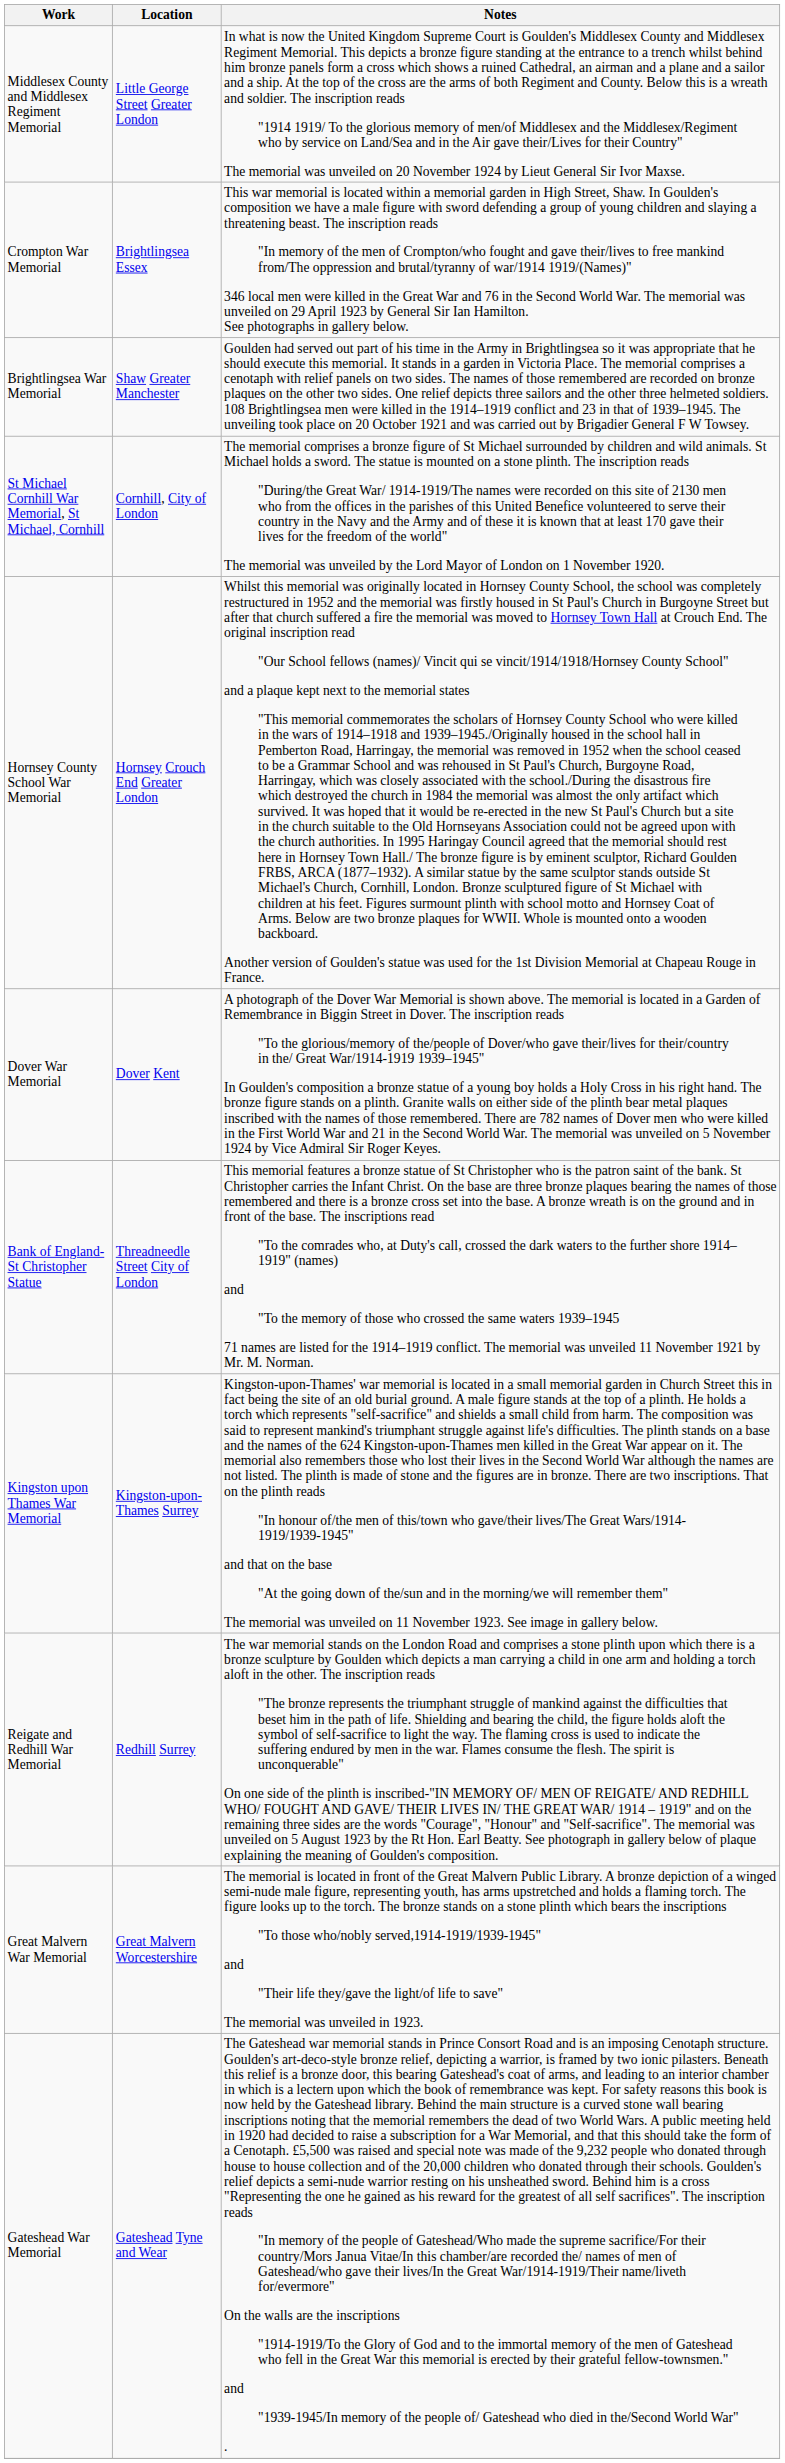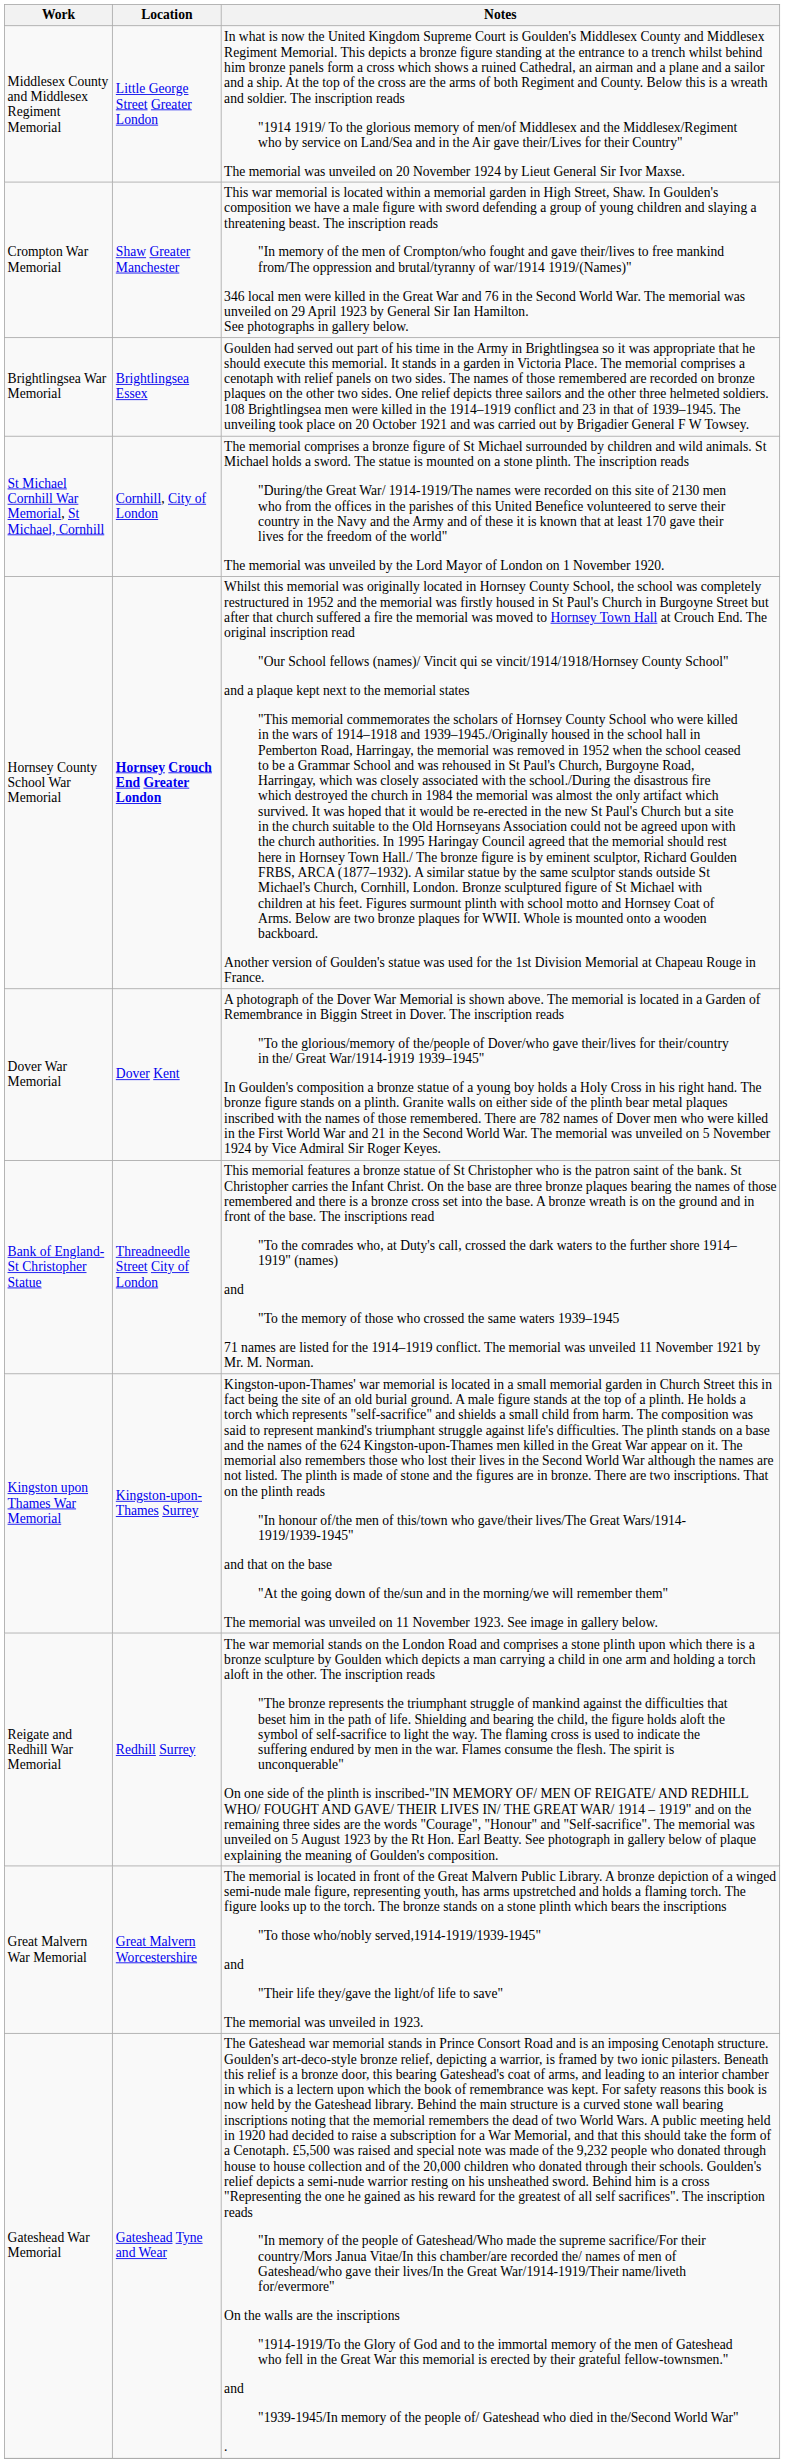(152, 259) Brightlingsea Essex -> (153, 259) Shaw Greater Manchester
(153, 386) Shaw Greater Manchester -> (152, 386) Brightlingsea Essex
(161, 782) normal -> (164, 782) bold
